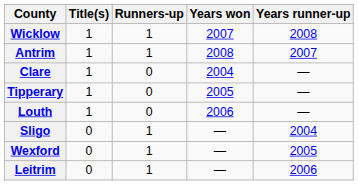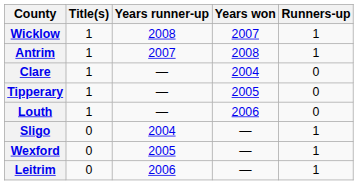columns swapped: (149, 14) <-> (303, 14)
